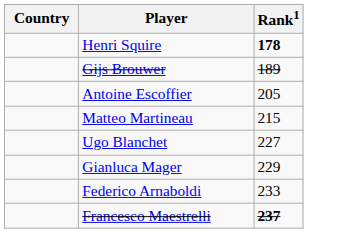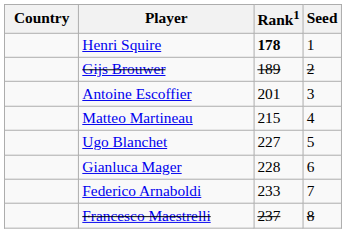+ column: (322, 18)
(269, 93) 205 -> (269, 93) 201
(269, 166) 229 -> (269, 166) 228
(269, 215) bold -> (269, 215) normal
